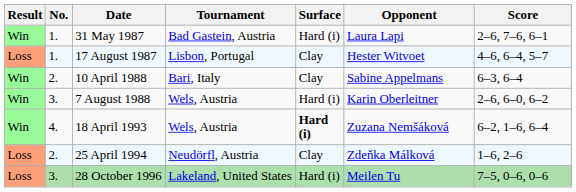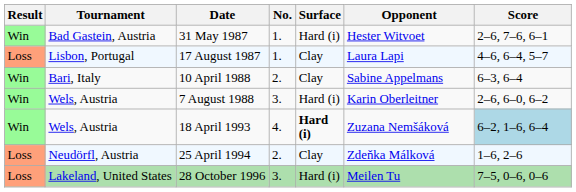columns swapped: (59, 14) <-> (231, 14)
(375, 35) Laura Lapi -> (386, 35) Hester Witvoet
(386, 56) Hester Witvoet -> (375, 56) Laura Lapi
(513, 126) no background -> (513, 126) lightblue background
